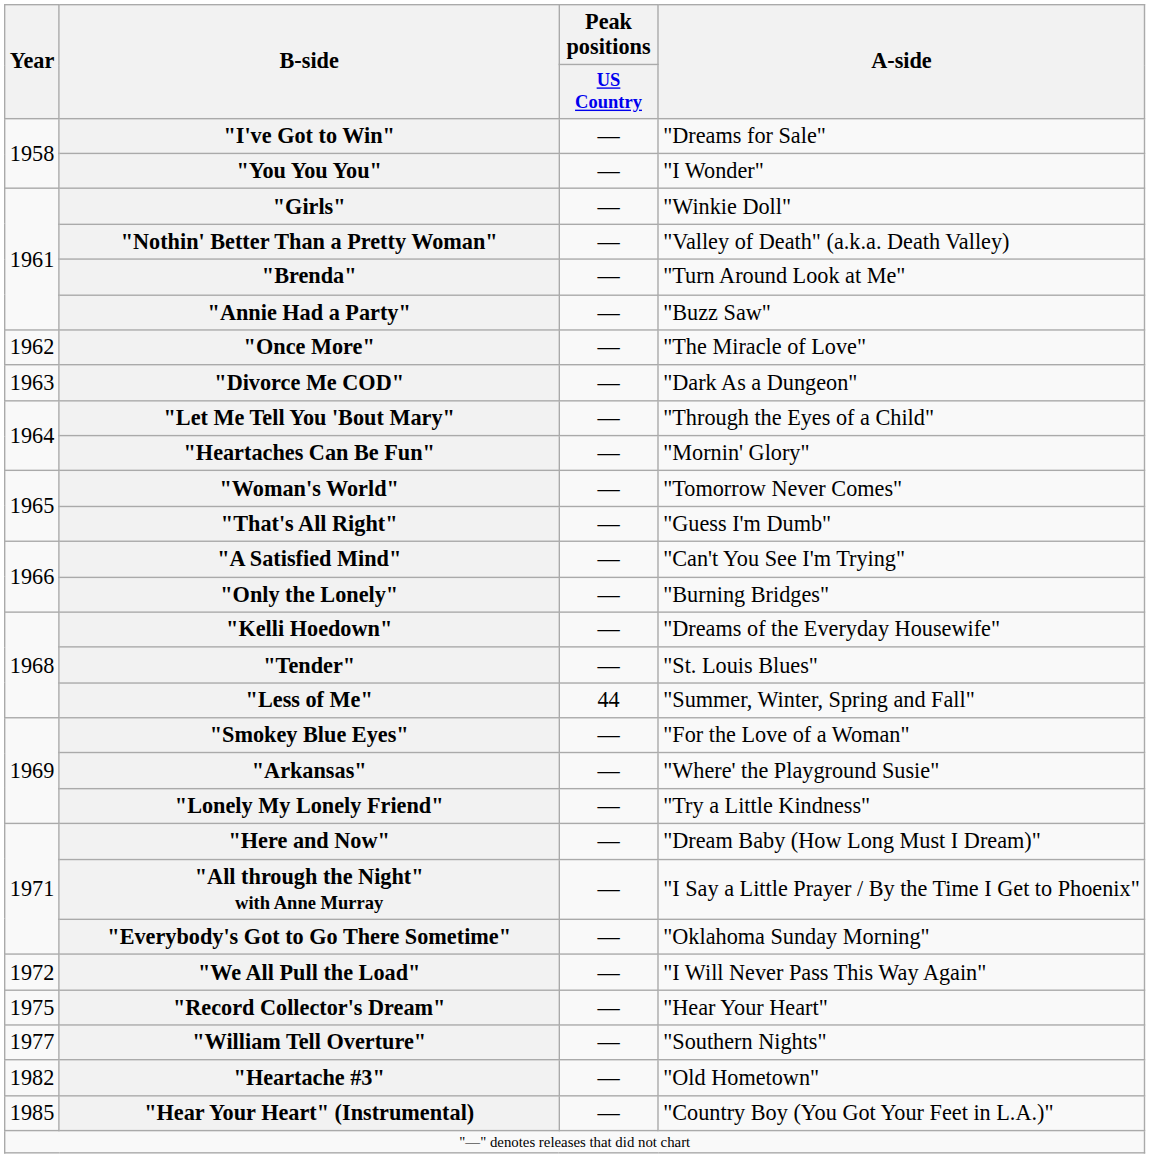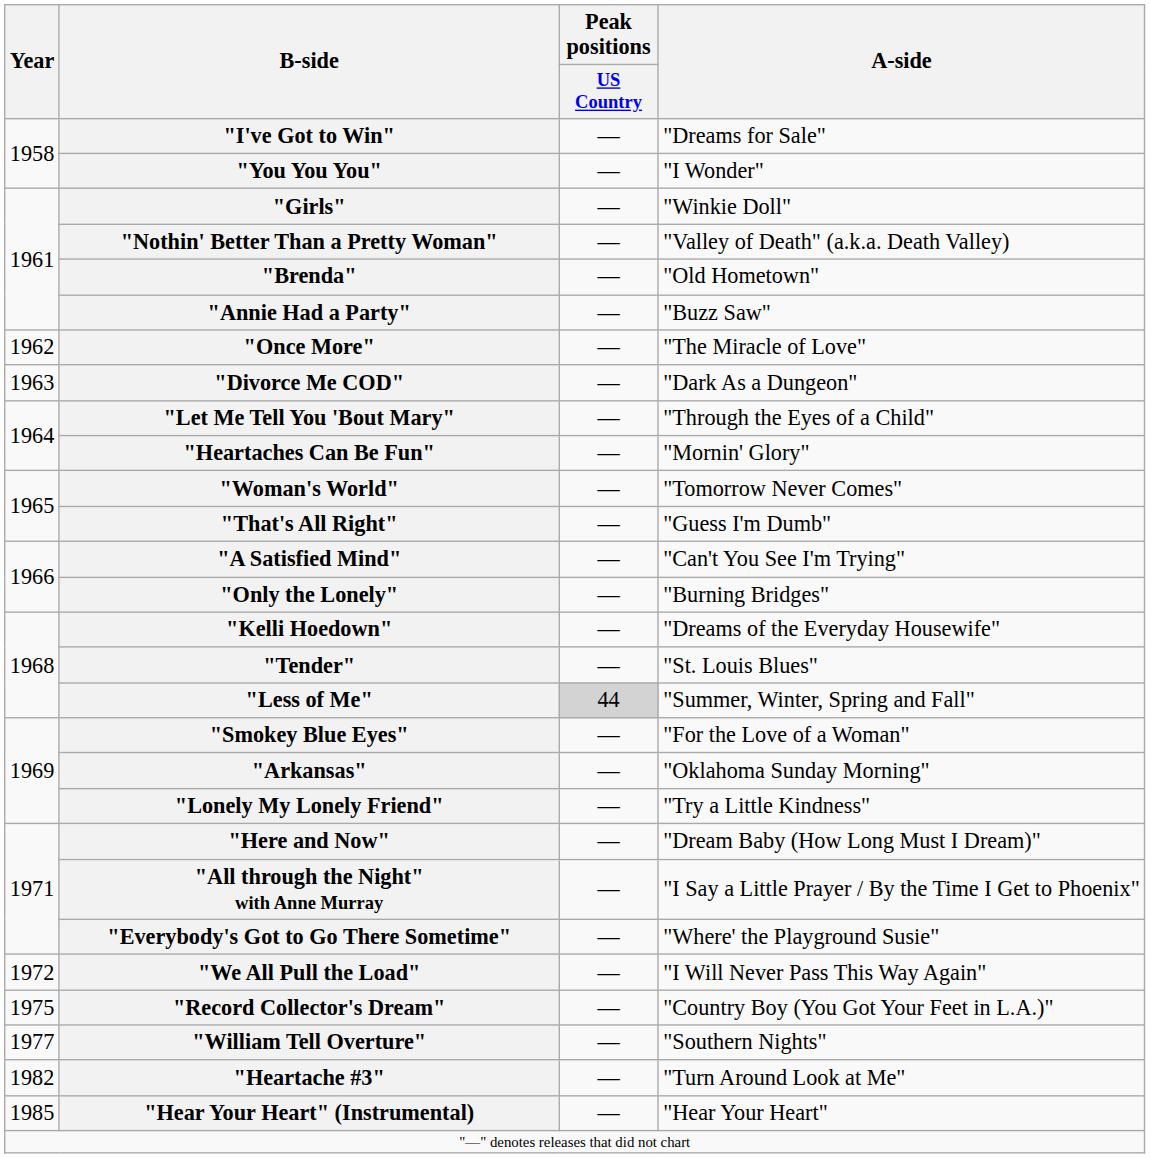(784, 276) "Turn Around Look at Me" -> (741, 276) "Old Hometown"
(609, 700) no background -> (609, 700) lightgrey background
(801, 770) "Where' the Playground Susie" -> (796, 770) "Oklahoma Sunday Morning"
(796, 936) "Oklahoma Sunday Morning" -> (801, 936) "Where' the Playground Susie"
(745, 1007) "Hear Your Heart" -> (858, 1007) "Country Boy (You Got Your Feet in L.A.)"
(741, 1077) "Old Hometown" -> (784, 1077) "Turn Around Look at Me"
(858, 1113) "Country Boy (You Got Your Feet in L.A.)" -> (745, 1113) "Hear Your Heart"
